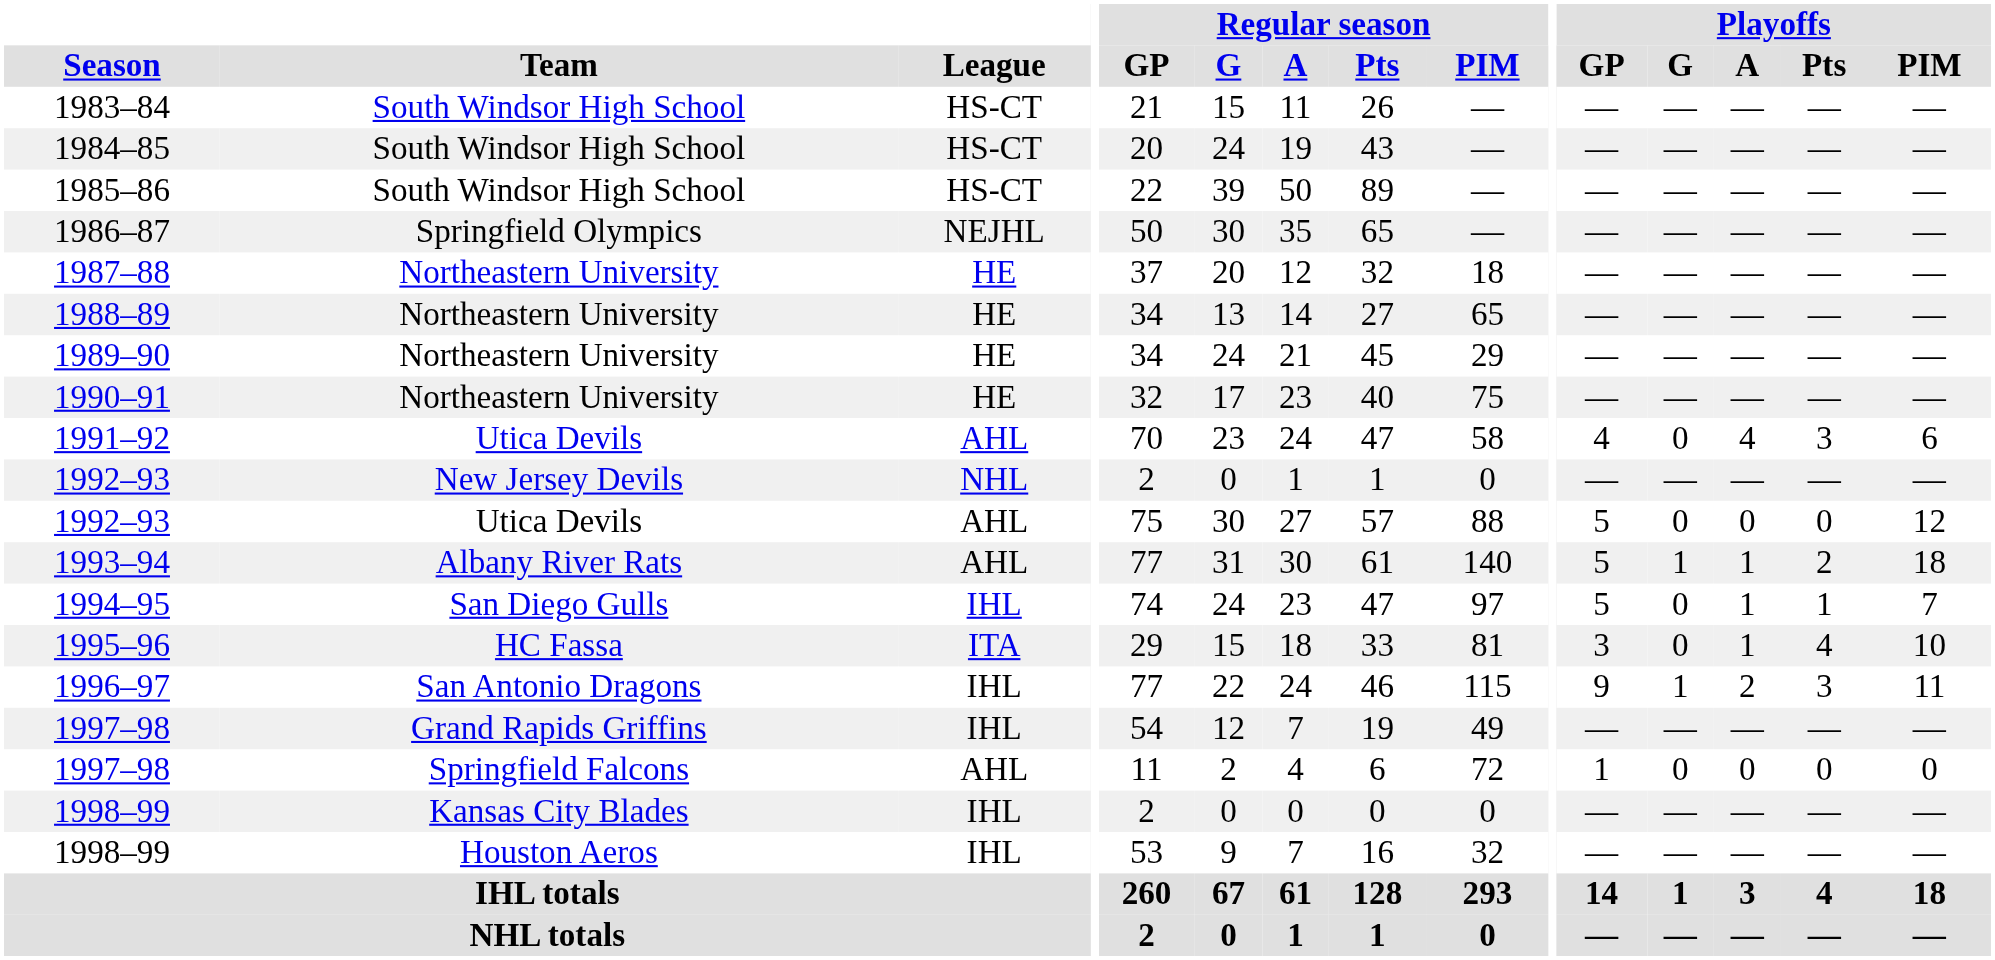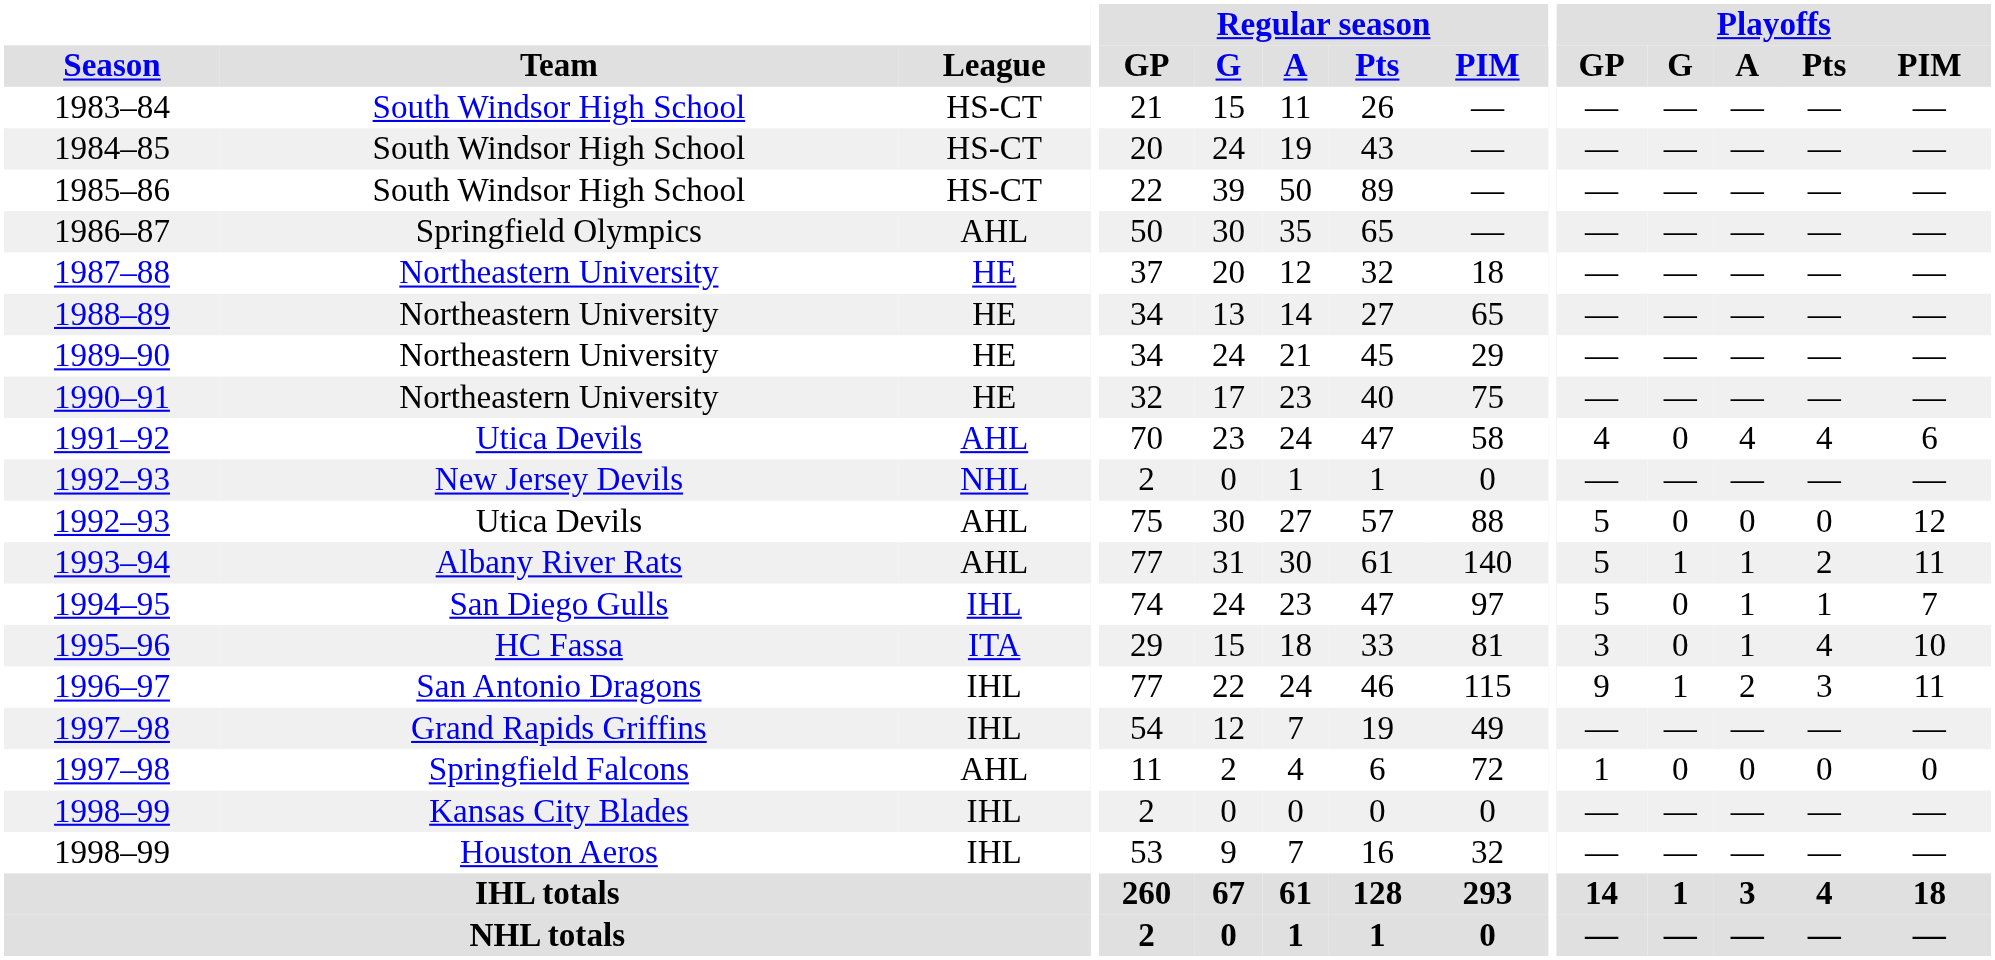(994, 231) NEJHL -> (994, 231) AHL
(1824, 438) 3 -> (1824, 438) 4
(1929, 562) 18 -> (1929, 562) 11
